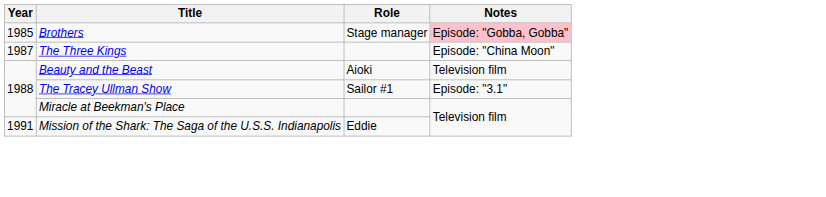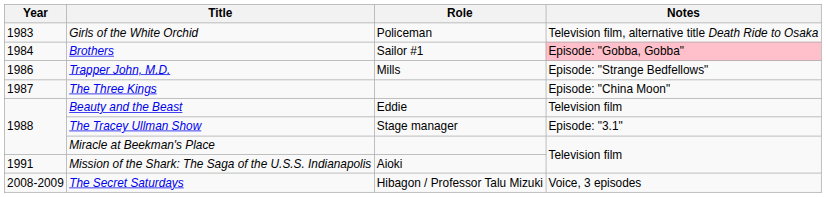+ row: (134, 32)
(20, 32) 1985 -> (20, 51) 1984
(387, 32) Stage manager -> (400, 51) Sailor #1
+ row: (120, 70)
(359, 70) Aioki -> (392, 107) Eddie
(370, 88) Sailor #1 -> (417, 126) Stage manager
(362, 126) Eddie -> (390, 164) Aioki
+ row: (126, 182)
